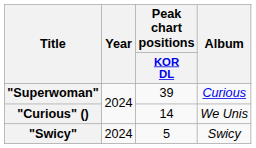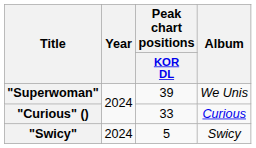(224, 93) Curious -> (224, 93) We Unis
(167, 113) 14 -> (167, 113) 33
(224, 113) We Unis -> (224, 113) Curious
